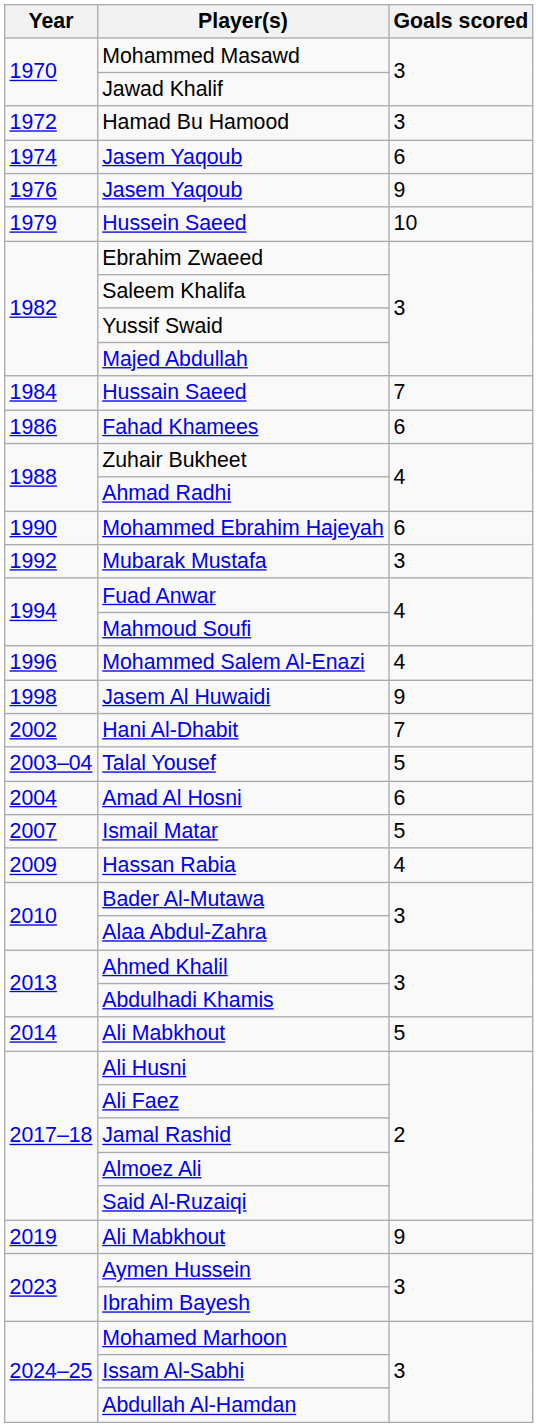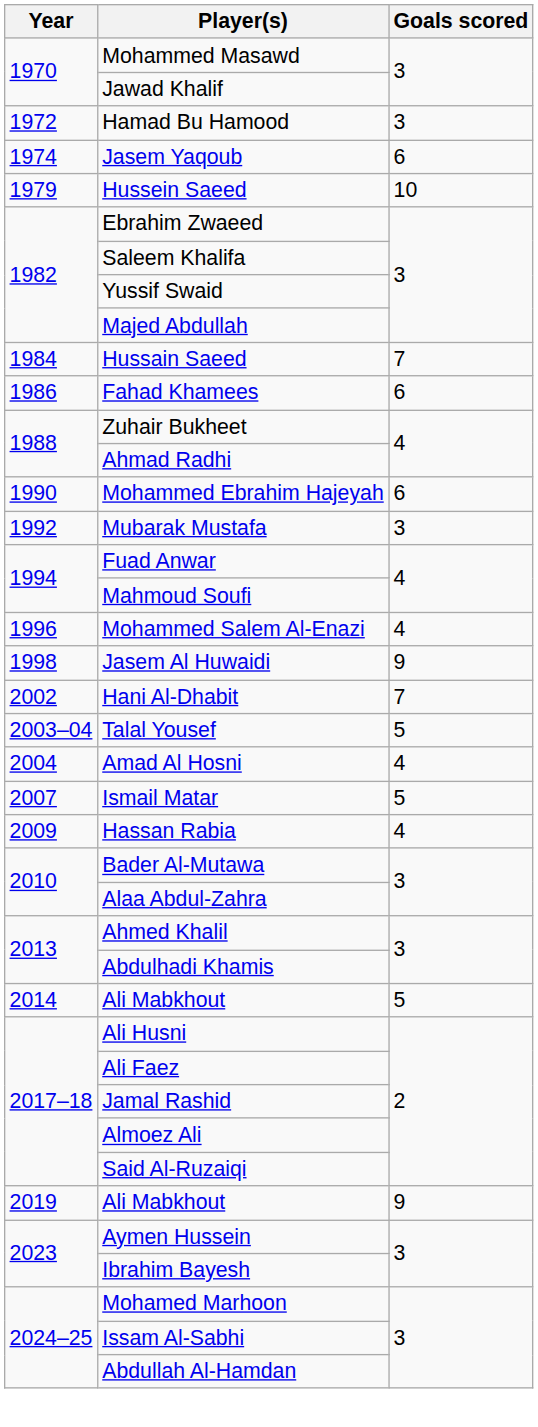- row: (33, 190)
(399, 797) 6 -> (399, 763) 4
